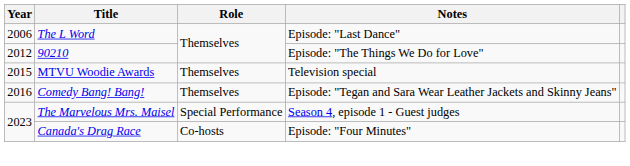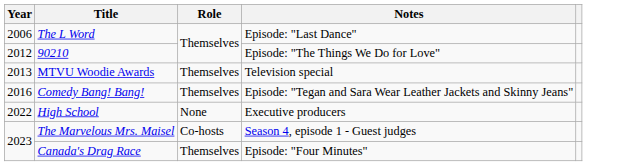(20, 72) 2015 -> (20, 72) 2013
+ row: (68, 111)
(231, 111) Special Performance -> (202, 131) Co-hosts
(202, 131) Co-hosts -> (210, 151) Themselves
